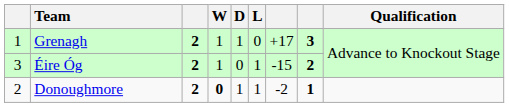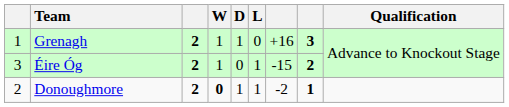(282, 41) +17 -> (282, 41) +16
